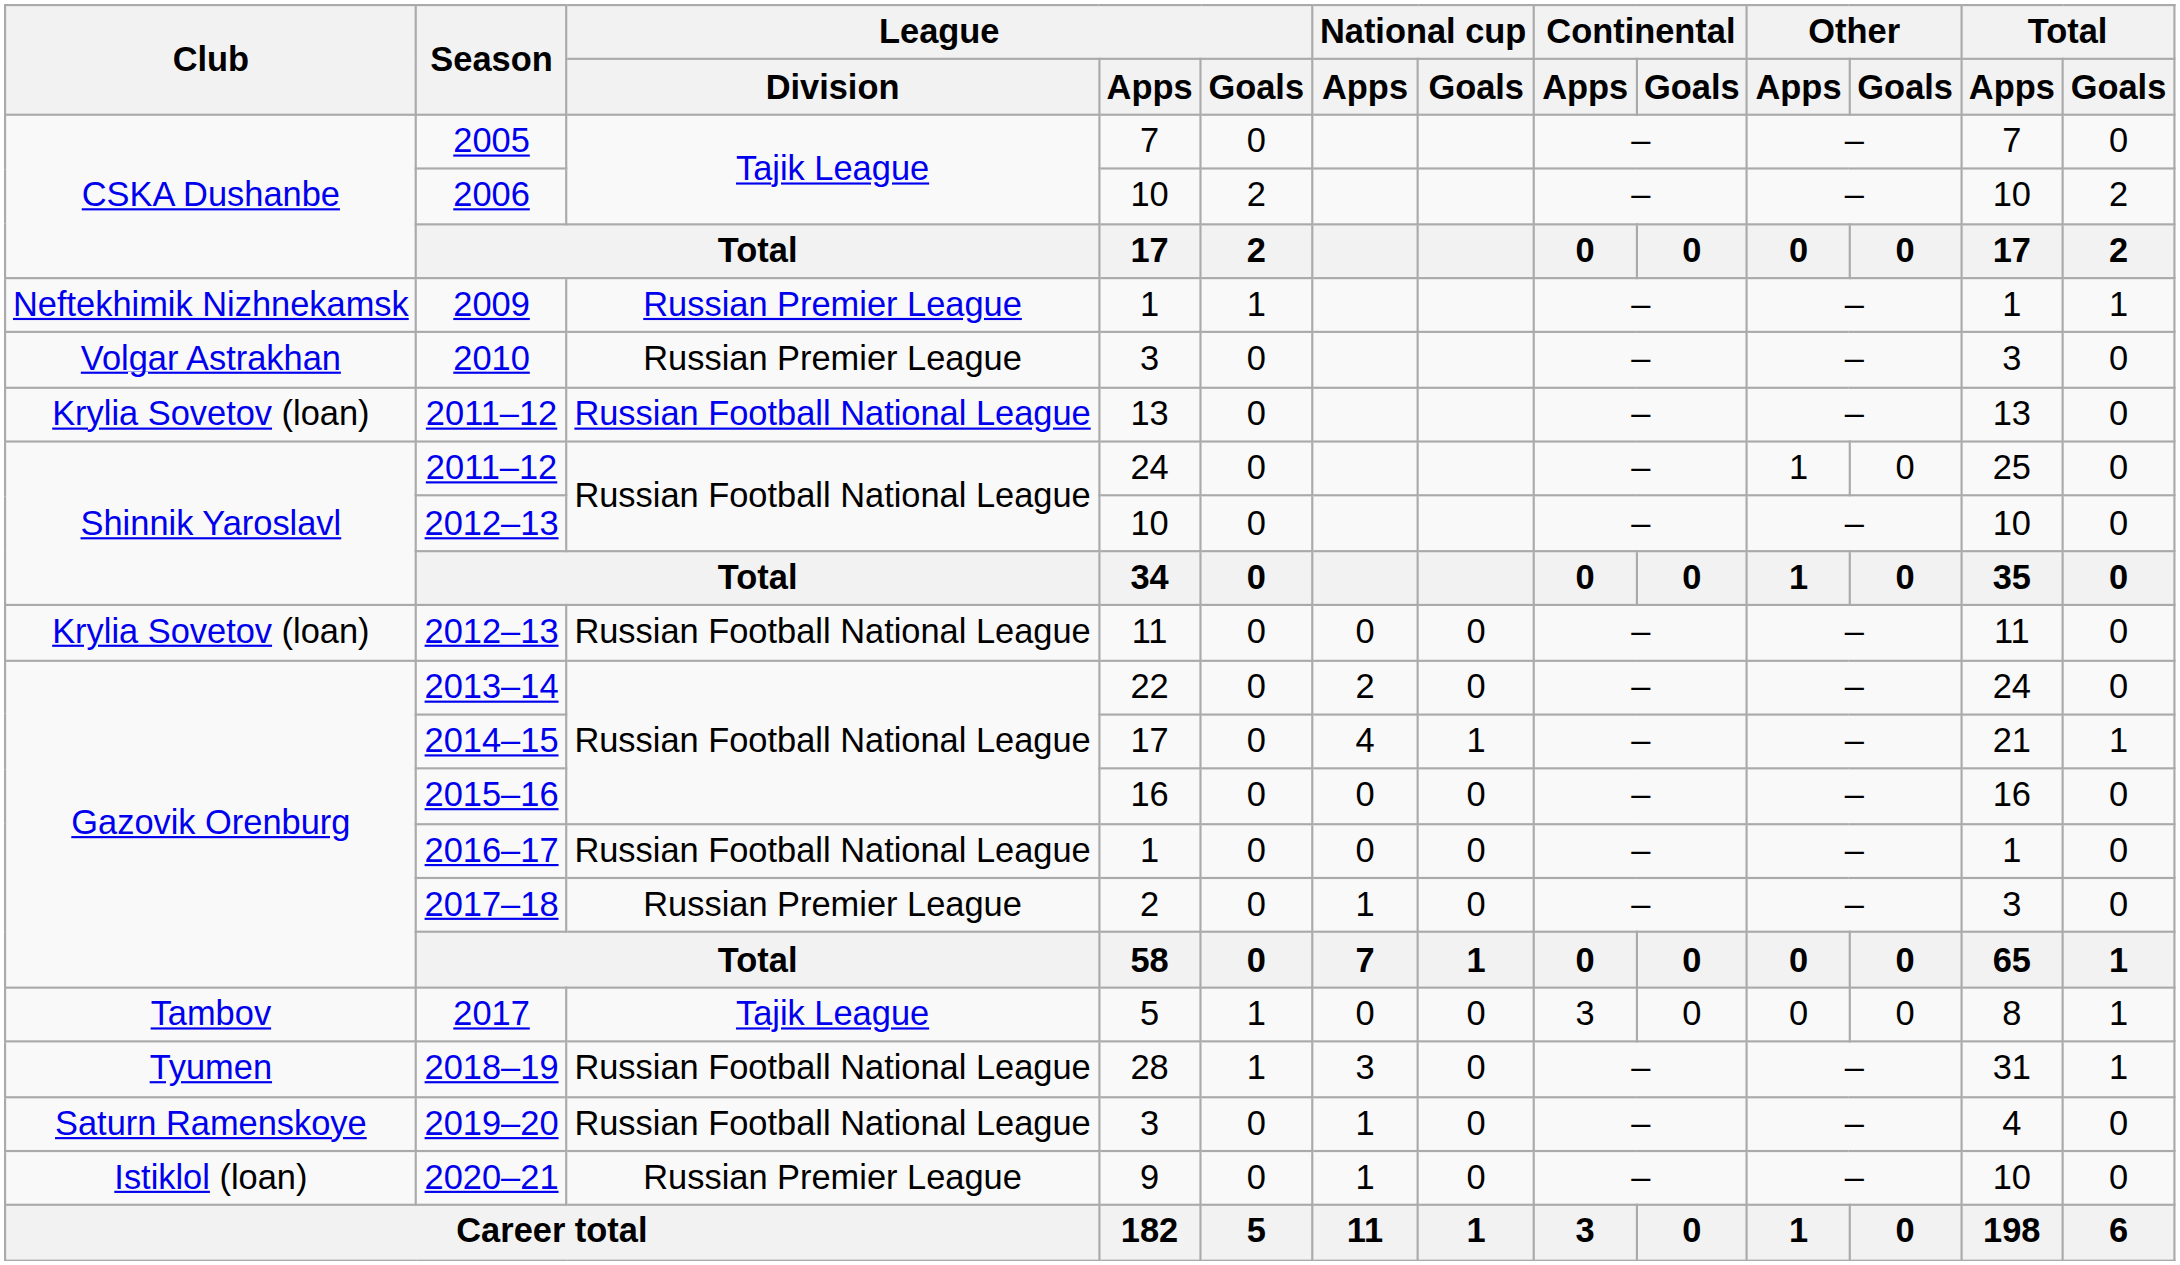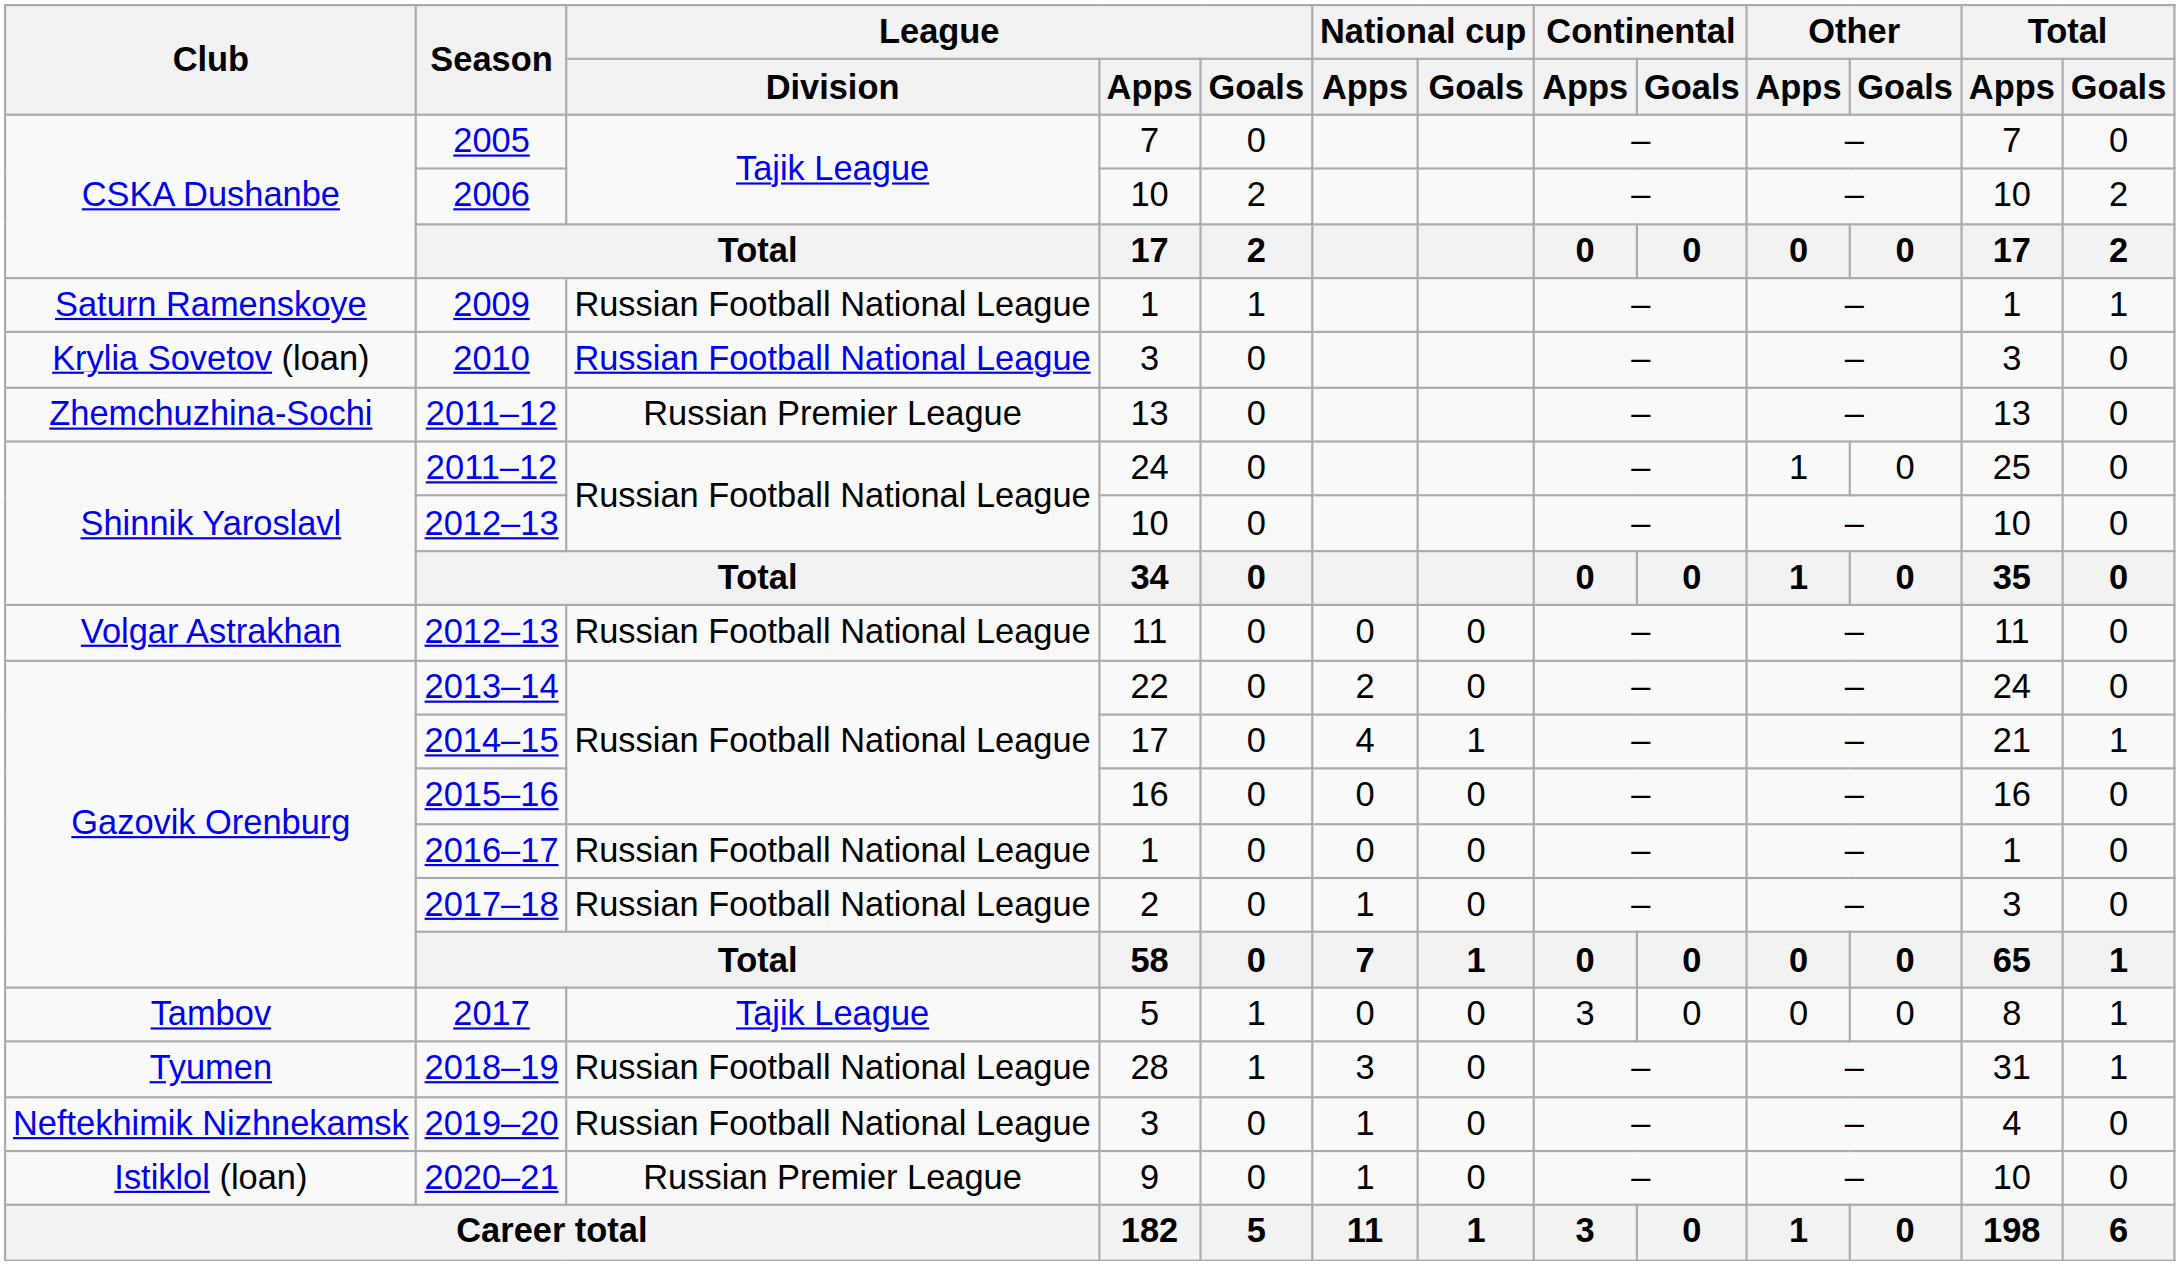(211, 304) Neftekhimik Nizhnekamsk -> (211, 304) Saturn Ramenskoye
(833, 304) Russian Premier League -> (833, 304) Russian Football National League
(211, 359) Volgar Astrakhan -> (211, 359) Krylia Sovetov (loan)
(833, 359) Russian Premier League -> (833, 359) Russian Football National League
(211, 413) Krylia Sovetov (loan) -> (211, 413) Zhemchuzhina-Sochi
(833, 413) Russian Football National League -> (833, 413) Russian Premier League
(211, 631) Krylia Sovetov (loan) -> (211, 631) Volgar Astrakhan
(833, 904) Russian Premier League -> (833, 904) Russian Football National League
(211, 1122) Saturn Ramenskoye -> (211, 1122) Neftekhimik Nizhnekamsk
